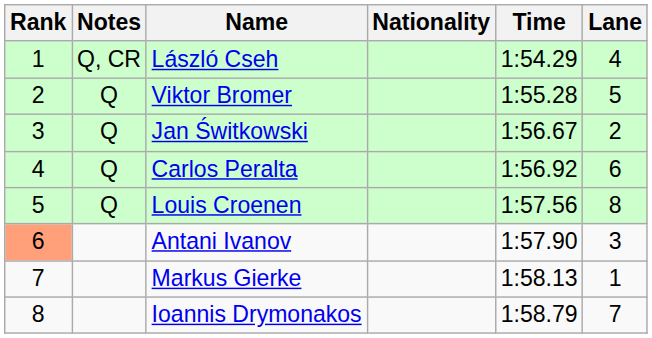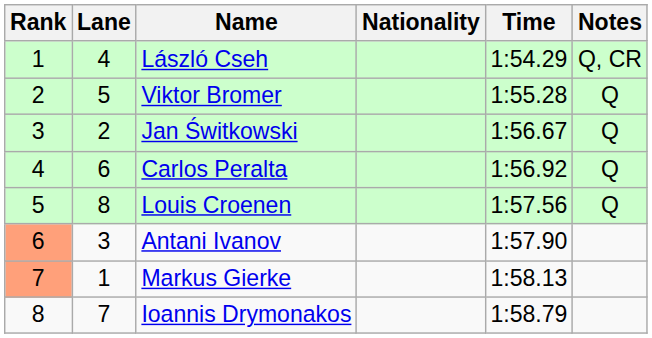columns swapped: (615, 22) <-> (109, 22)
(38, 278) no background -> (38, 278) lightsalmon background
